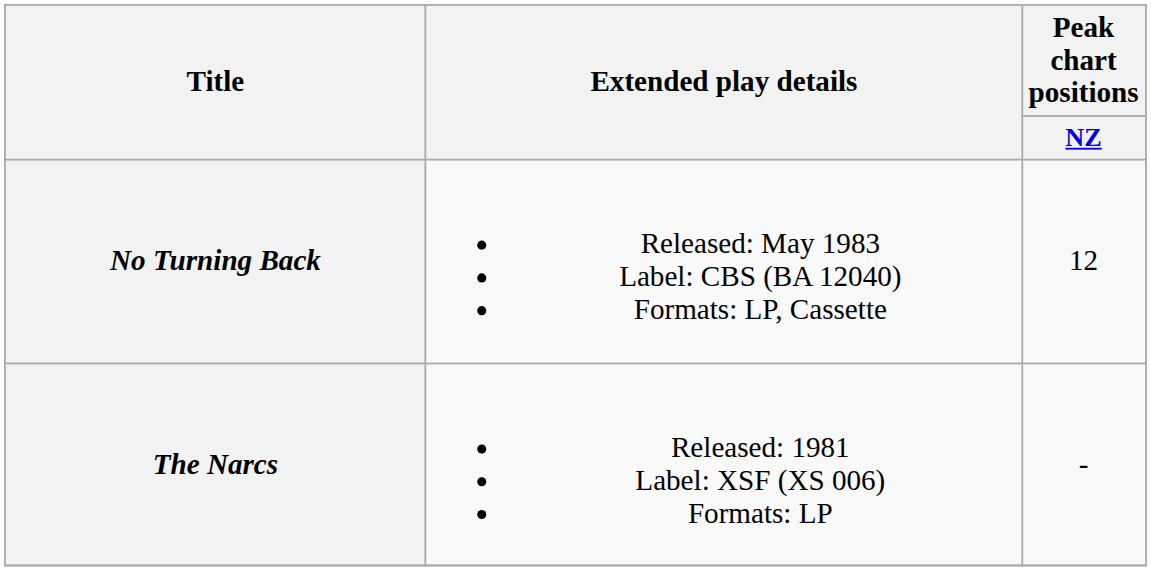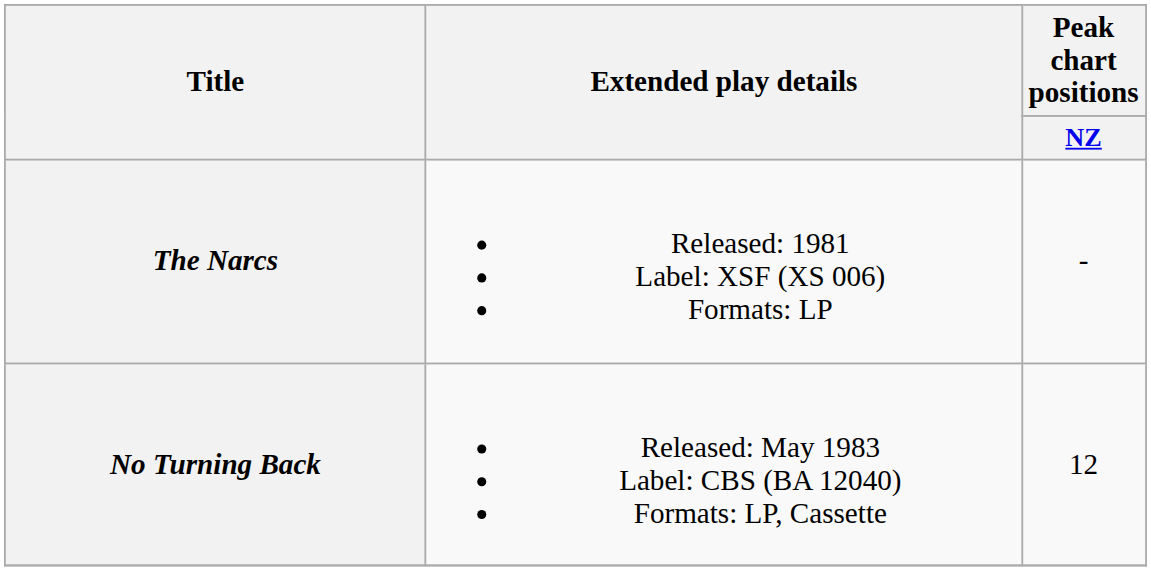rows swapped: (215, 463) <-> (215, 260)
